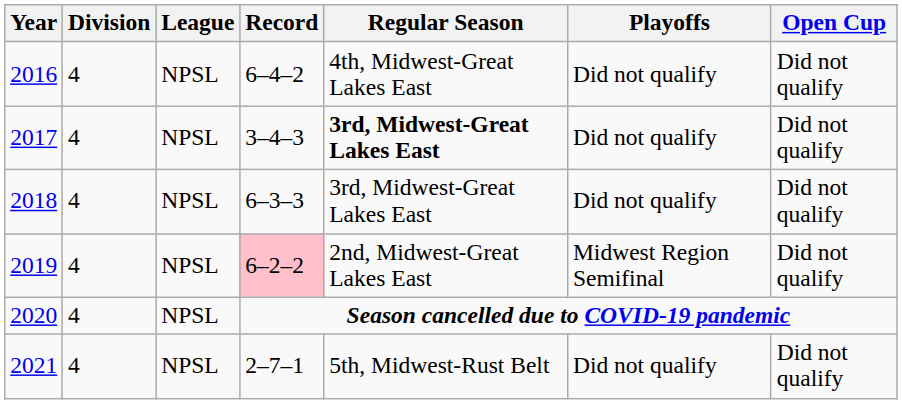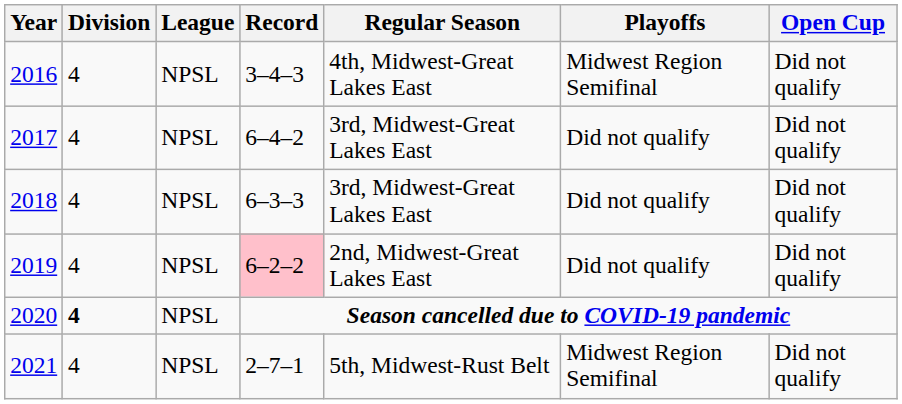(275, 73) 6–4–2 -> (275, 73) 3–4–3
(645, 73) Did not qualify -> (644, 73) Midwest Region Semifinal
(275, 137) 3–4–3 -> (275, 137) 6–4–2
(429, 137) bold -> (422, 137) normal
(651, 264) Midwest Region Semifinal -> (638, 264) Did not qualify
(74, 315) normal -> (74, 315) bold
(645, 366) Did not qualify -> (644, 366) Midwest Region Semifinal
